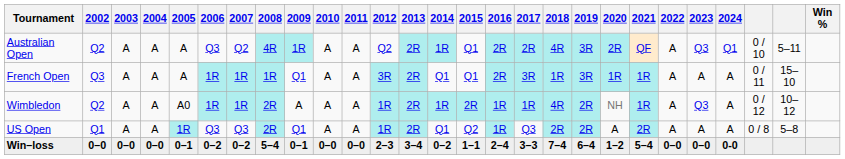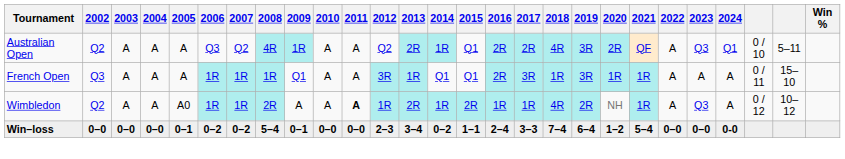(413, 77) 2R -> (413, 77) 1R
(356, 106) normal -> (356, 106) bold
- row: (29, 129)
